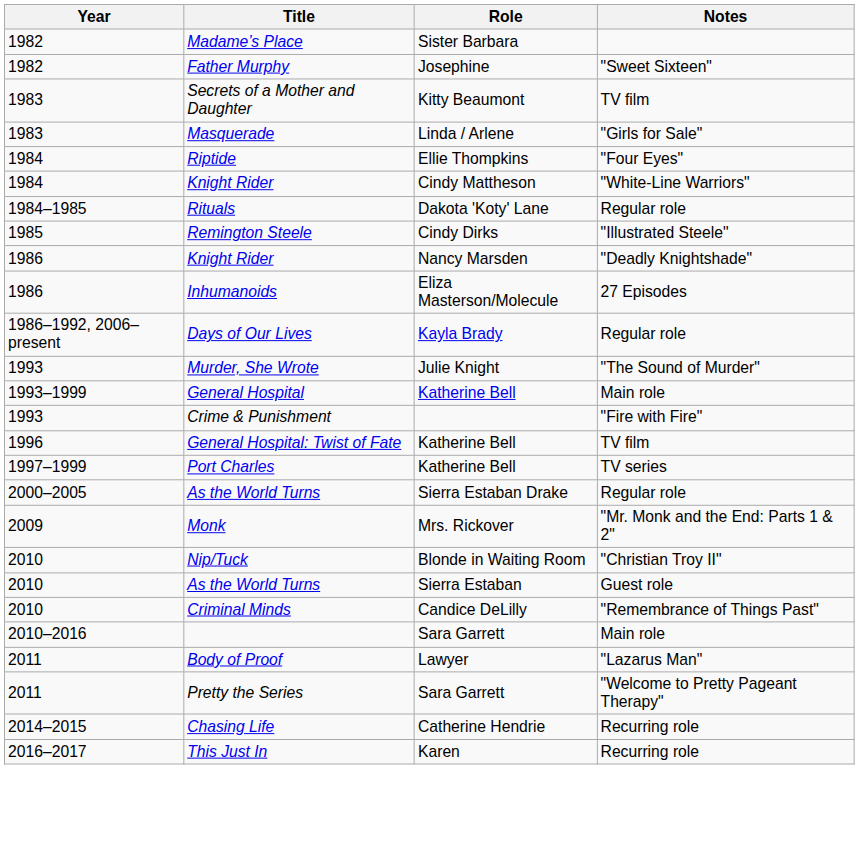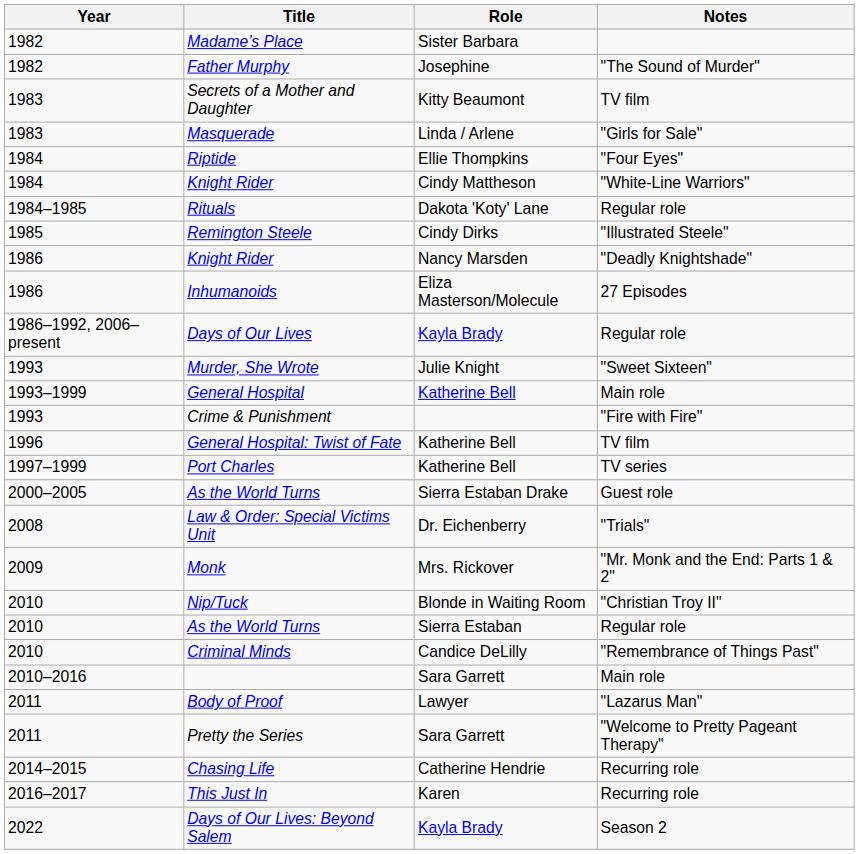(656, 66) "Sweet Sixteen" -> (680, 66) "The Sound of Murder"
(680, 368) "The Sound of Murder" -> (656, 368) "Sweet Sixteen"
(643, 492) Regular role -> (637, 492) Guest role
+ row: (289, 526)
(637, 584) Guest role -> (643, 627) Regular role
+ row: (280, 827)
